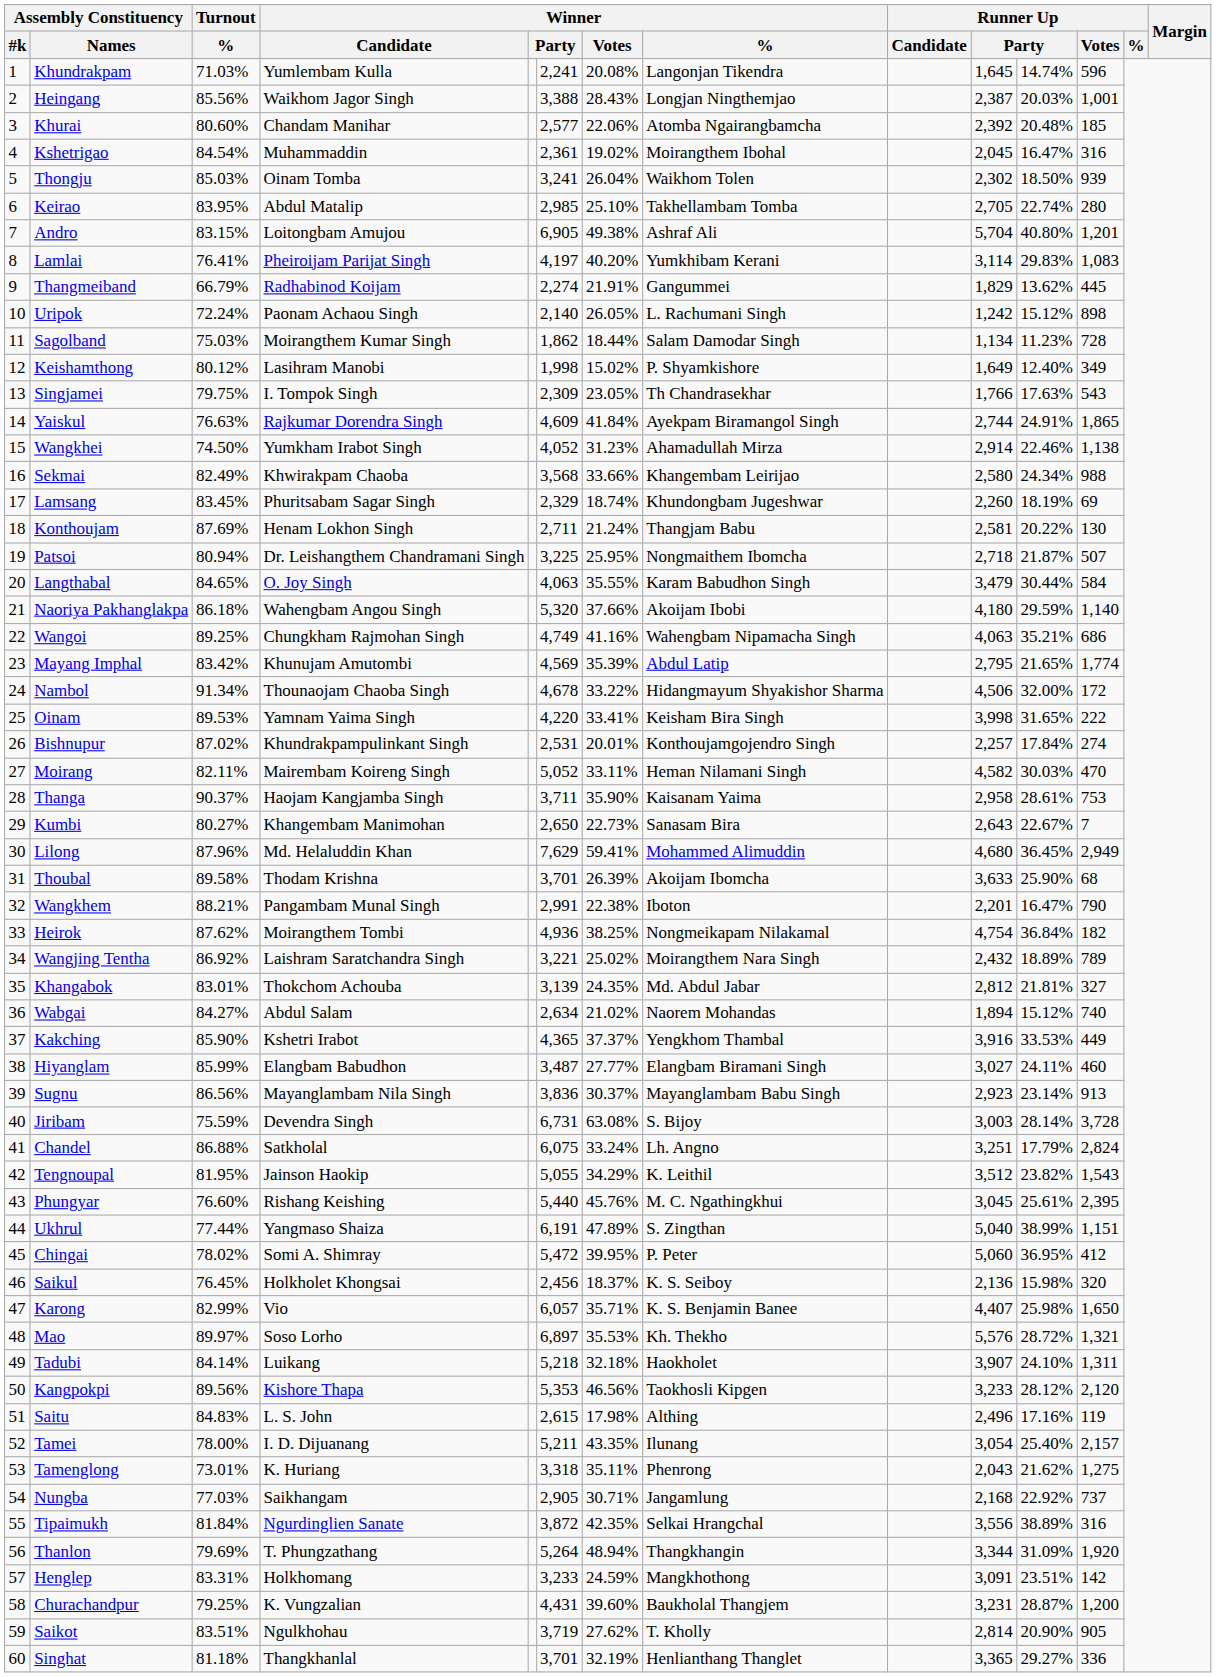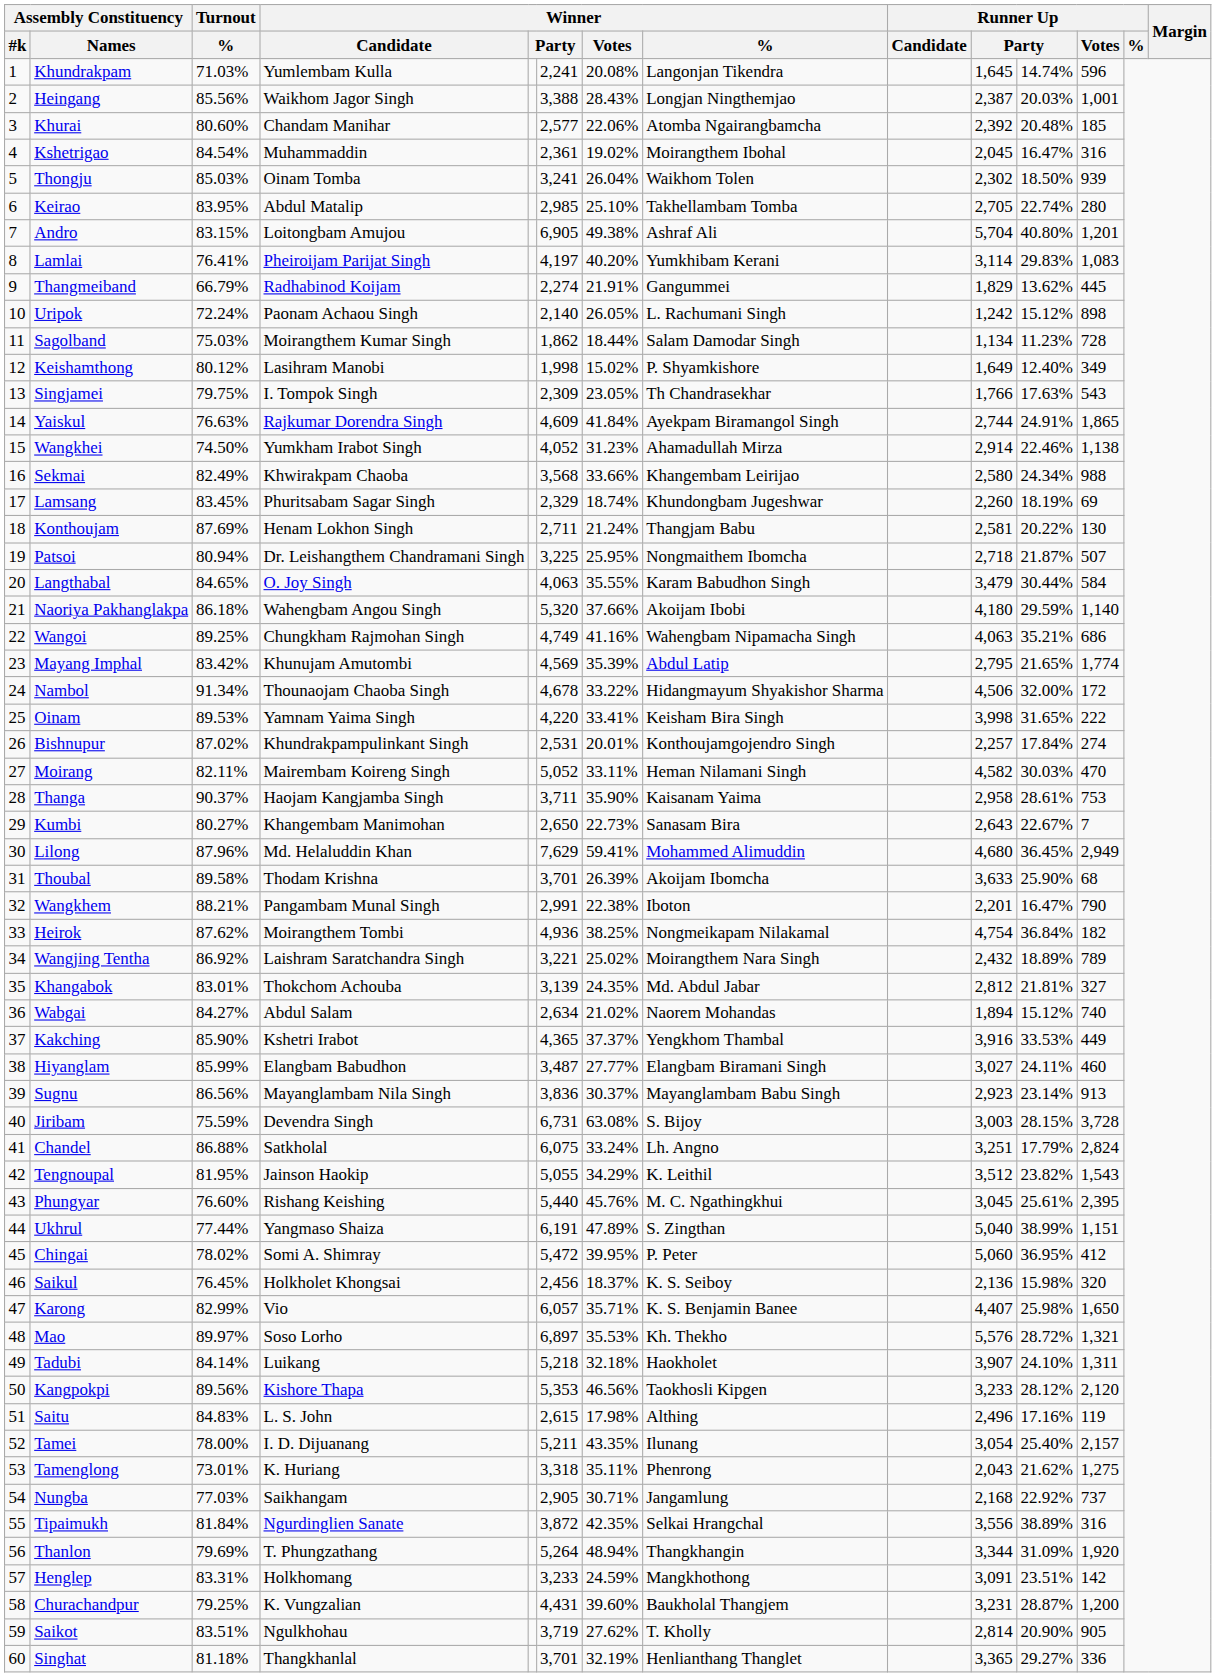(1047, 1120) 28.14% -> (1047, 1120) 28.15%
